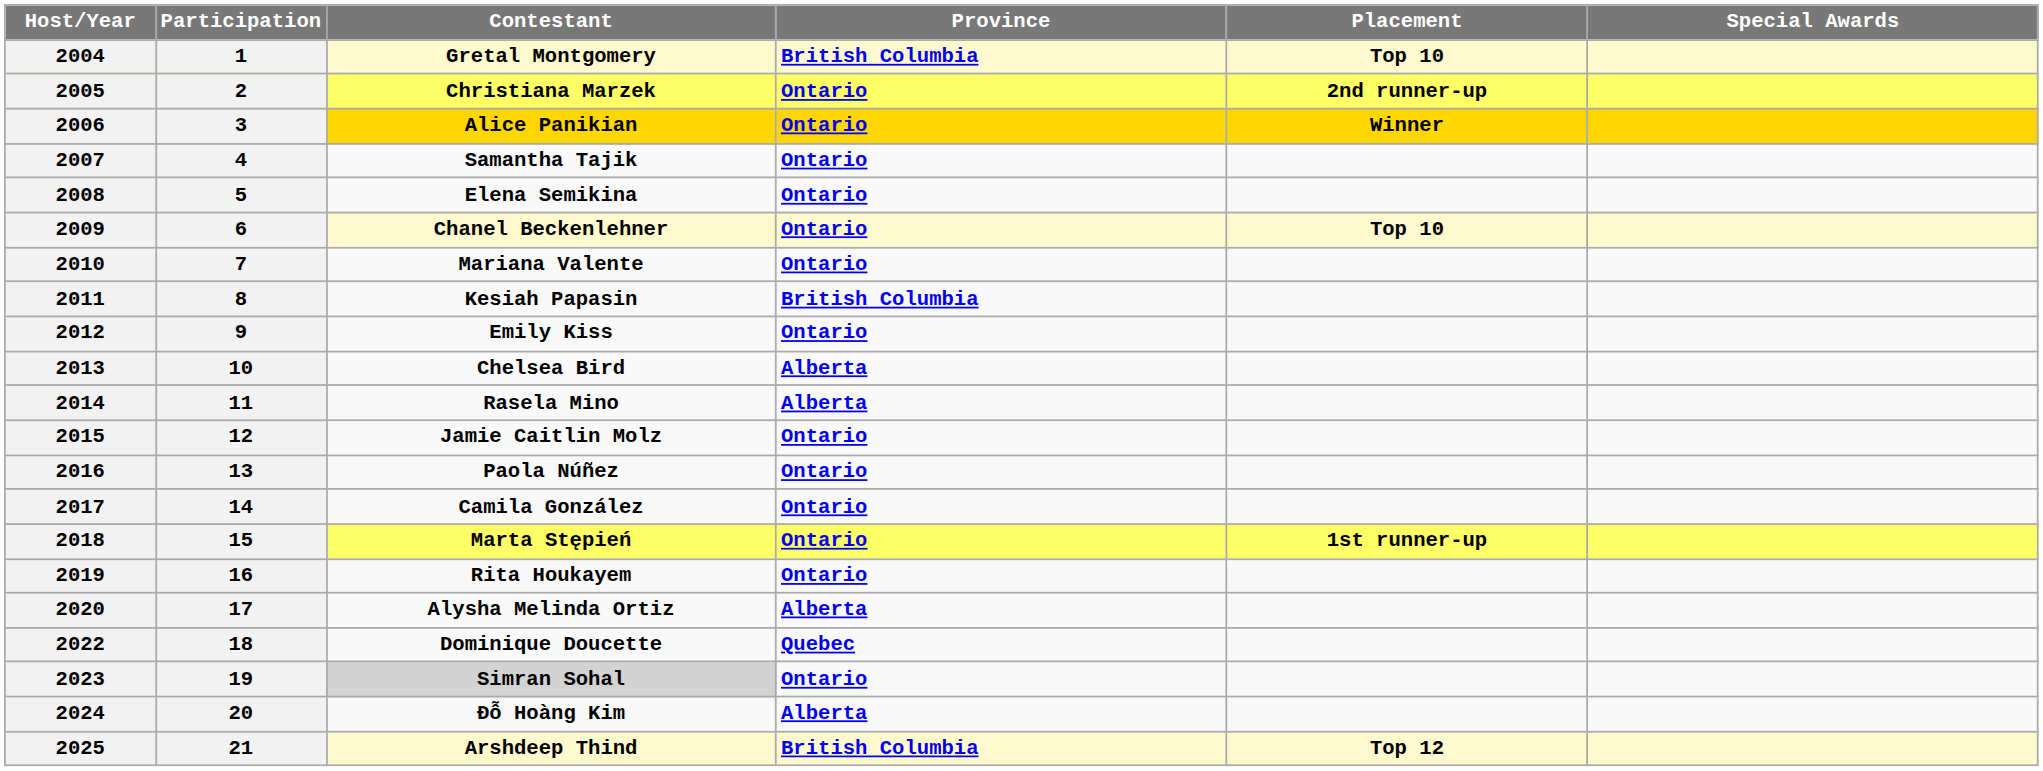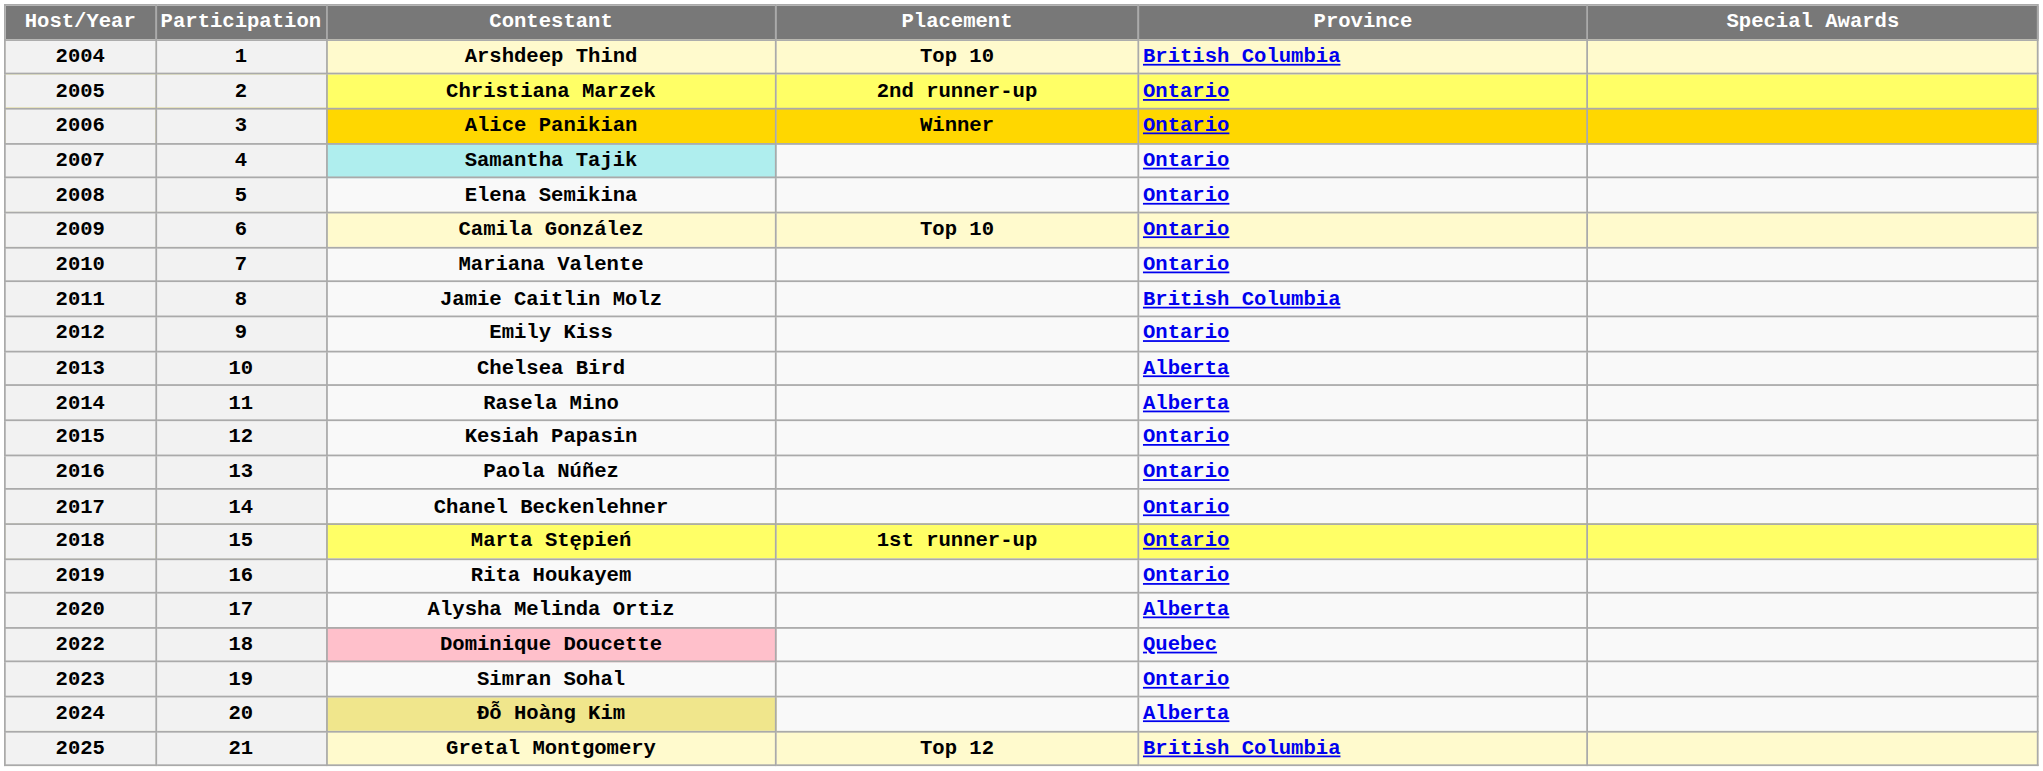columns swapped: (1001, 22) <-> (1407, 22)
(551, 56) Gretal Montgomery -> (551, 56) Arshdeep Thind
(551, 160) no background -> (551, 160) paleturquoise background
(551, 229) Chanel Beckenlehner -> (551, 229) Camila González
(551, 299) Kesiah Papasin -> (551, 299) Jamie Caitlin Molz
(551, 437) Jamie Caitlin Molz -> (551, 437) Kesiah Papasin
(551, 506) Camila González -> (551, 506) Chanel Beckenlehner
(551, 645) no background -> (551, 645) pink background
(551, 679) lightgrey background -> (551, 679) no background
(551, 714) no background -> (551, 714) khaki background
(551, 748) Arshdeep Thind -> (551, 748) Gretal Montgomery
